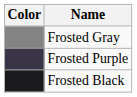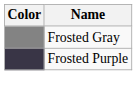- row: (86, 80)
